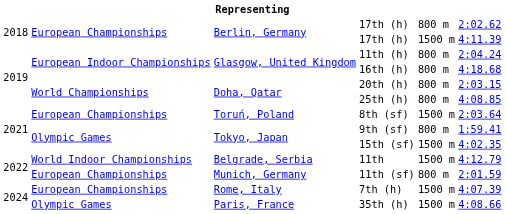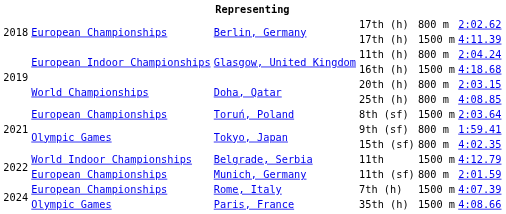(433, 69) 800 m -> (436, 69) 1500 m
(436, 144) 1500 m -> (433, 144) 800 m
